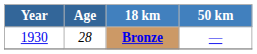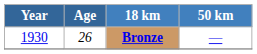(85, 38) 28 -> (85, 38) 26
